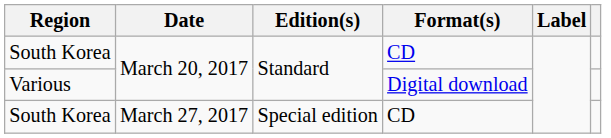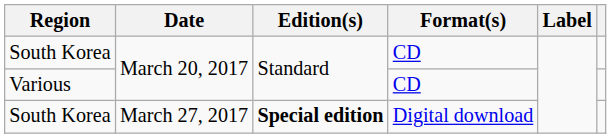(457, 84) Digital download -> (407, 84) CD
(318, 116) normal -> (320, 116) bold
(401, 116) CD -> (463, 116) Digital download
